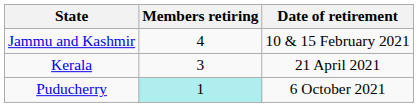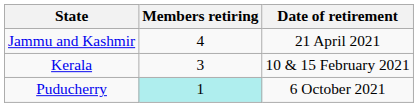(338, 41) 10 & 15 February 2021 -> (338, 41) 21 April 2021
(338, 65) 21 April 2021 -> (338, 65) 10 & 15 February 2021
